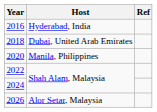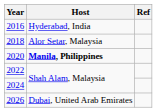(80, 41) Dubai, United Arab Emirates -> (65, 41) Alor Setar, Malaysia
(63, 56) normal -> (66, 56) bold
(65, 100) Alor Setar, Malaysia -> (80, 100) Dubai, United Arab Emirates
